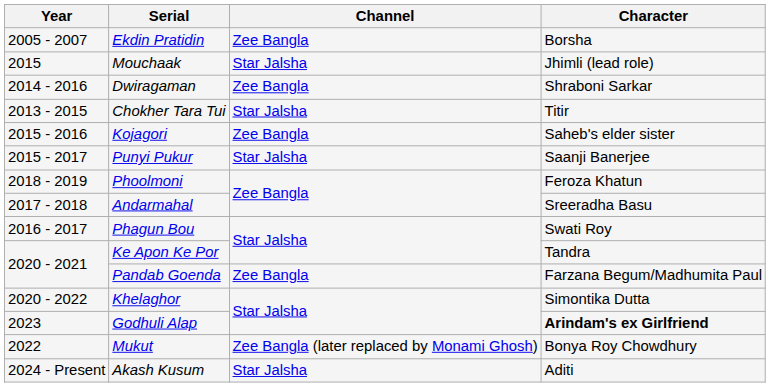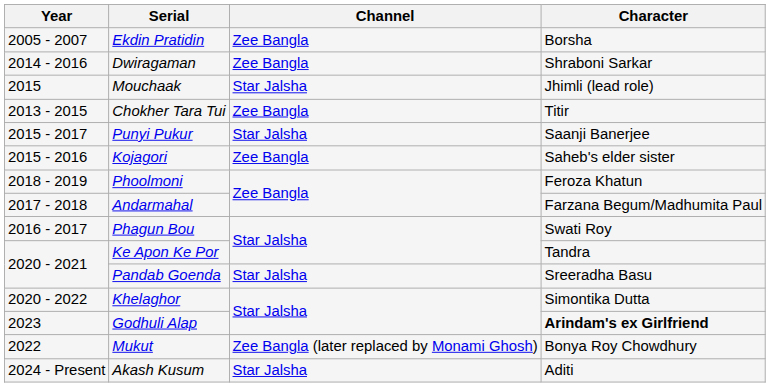rows swapped: (147, 63) <-> (154, 87)
(270, 110) Star Jalsha -> (271, 110) Zee Bangla
rows swapped: (140, 134) <-> (152, 157)
(598, 205) Sreeradha Basu -> (653, 205) Farzana Begum/Madhumita Paul
(271, 275) Zee Bangla -> (270, 275) Star Jalsha
(653, 275) Farzana Begum/Madhumita Paul -> (598, 275) Sreeradha Basu
